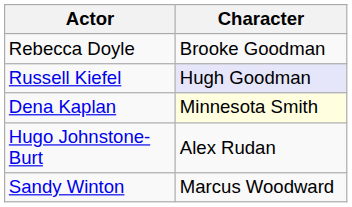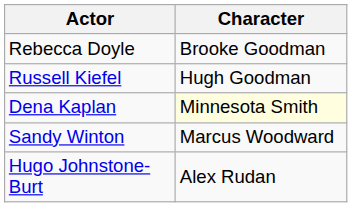(245, 78) lavender background -> (245, 78) no background
rows swapped: (67, 187) <-> (80, 147)
